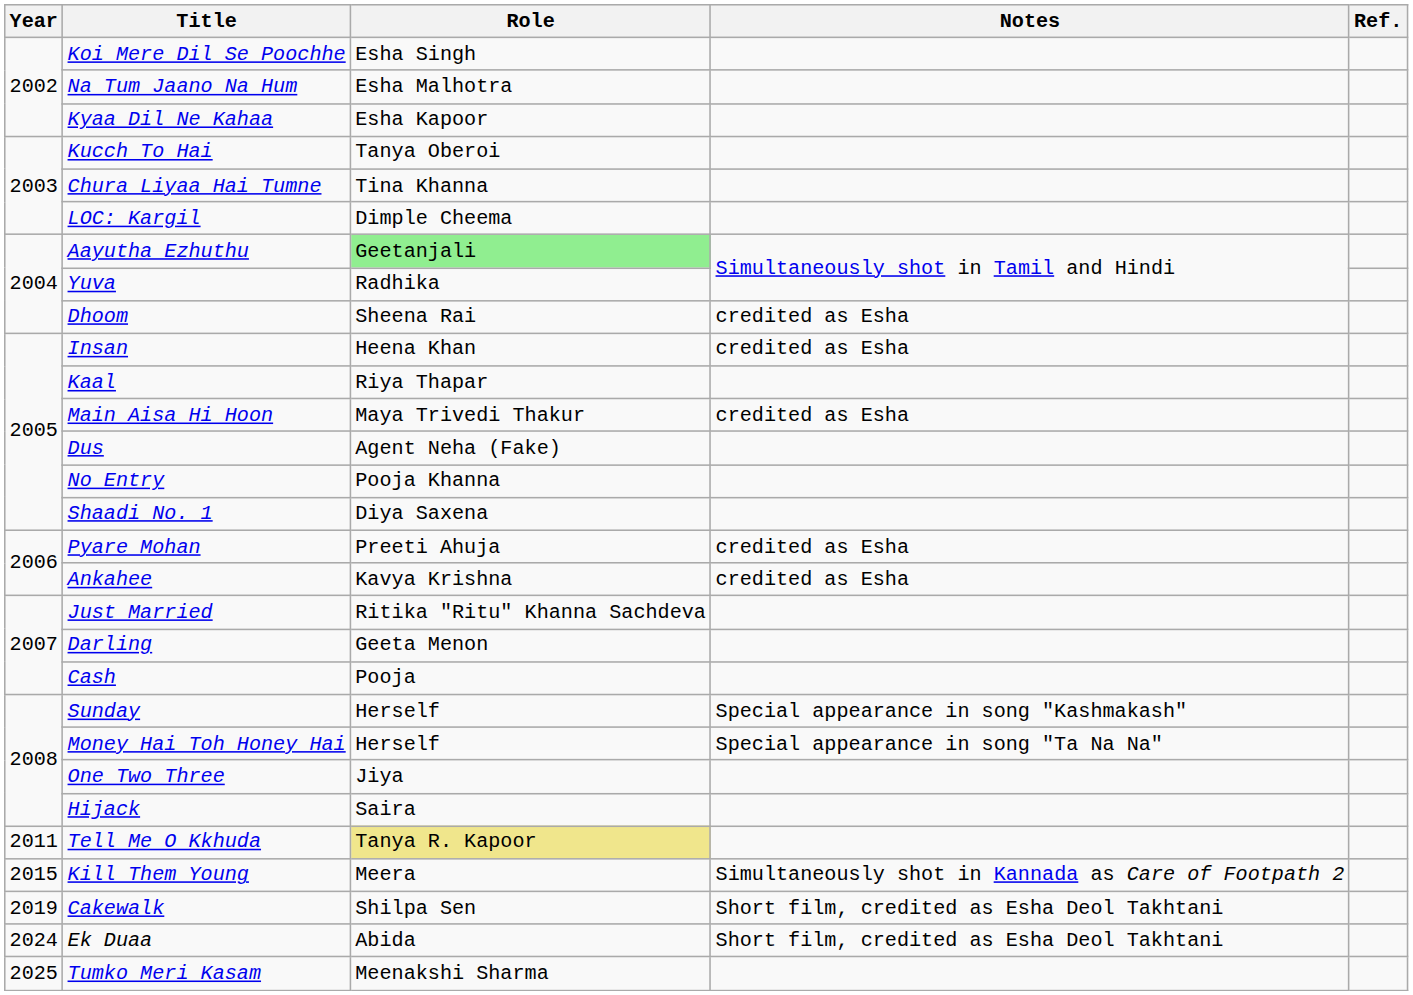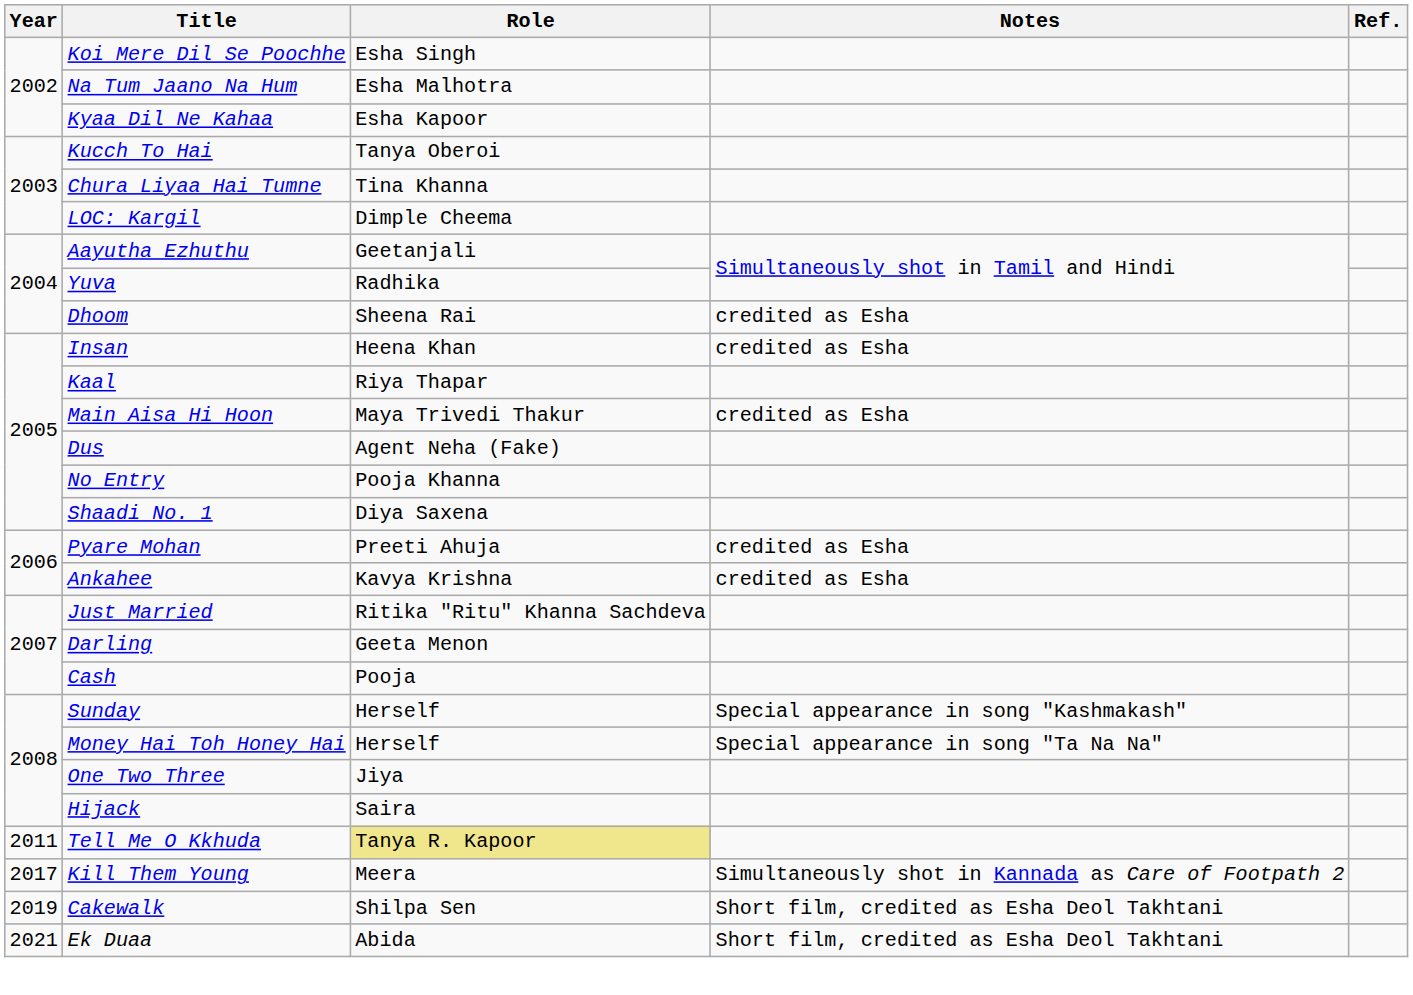(416, 251) lightgreen background -> (416, 251) no background
(34, 875) 2015 -> (34, 875) 2017
(34, 941) 2024 -> (34, 941) 2021
- row: (164, 974)
